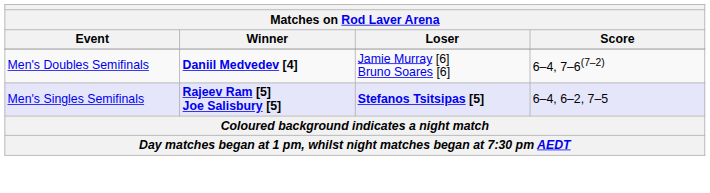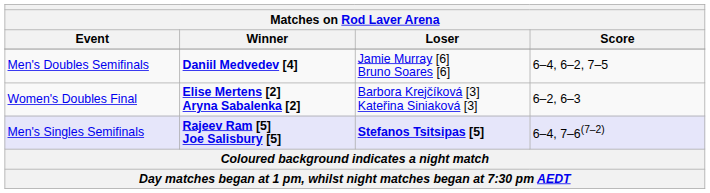(569, 65) 6–4, 7–6(7–2) -> (570, 65) 6–4, 6–2, 7–5
+ row: (72, 99)
(570, 99) 6–4, 6–2, 7–5 -> (569, 132) 6–4, 7–6(7–2)
